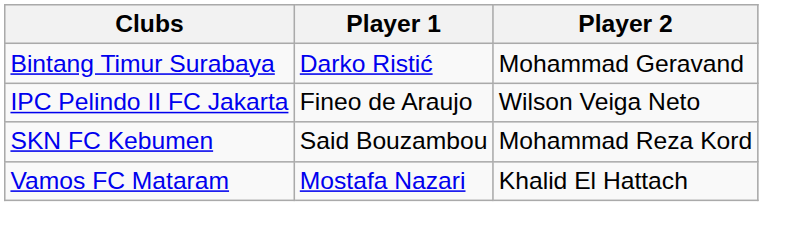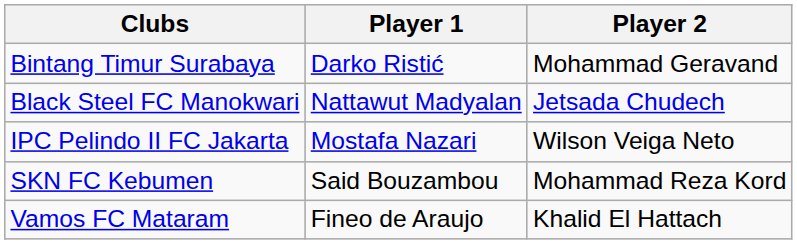+ row: (155, 102)
(386, 102) Fineo de Araujo -> (394, 141) Mostafa Nazari
(383, 180) Mostafa Nazari -> (397, 219) Fineo de Araujo
